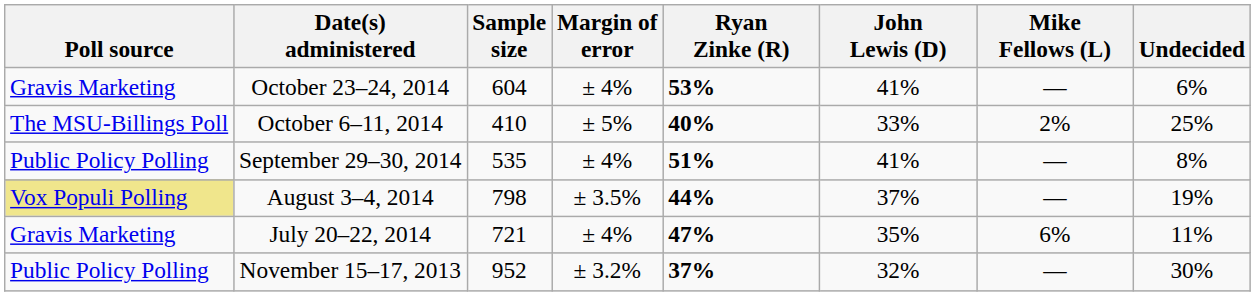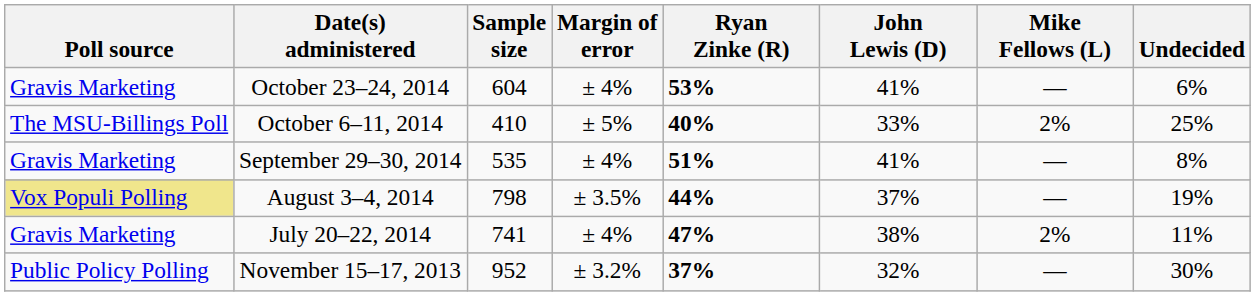(109, 160) Public Policy Polling -> (93, 160) Gravis Marketing
(509, 234) 721 -> (509, 234) 741
(898, 234) 35% -> (898, 234) 38%
(1055, 234) 6% -> (1055, 234) 2%
